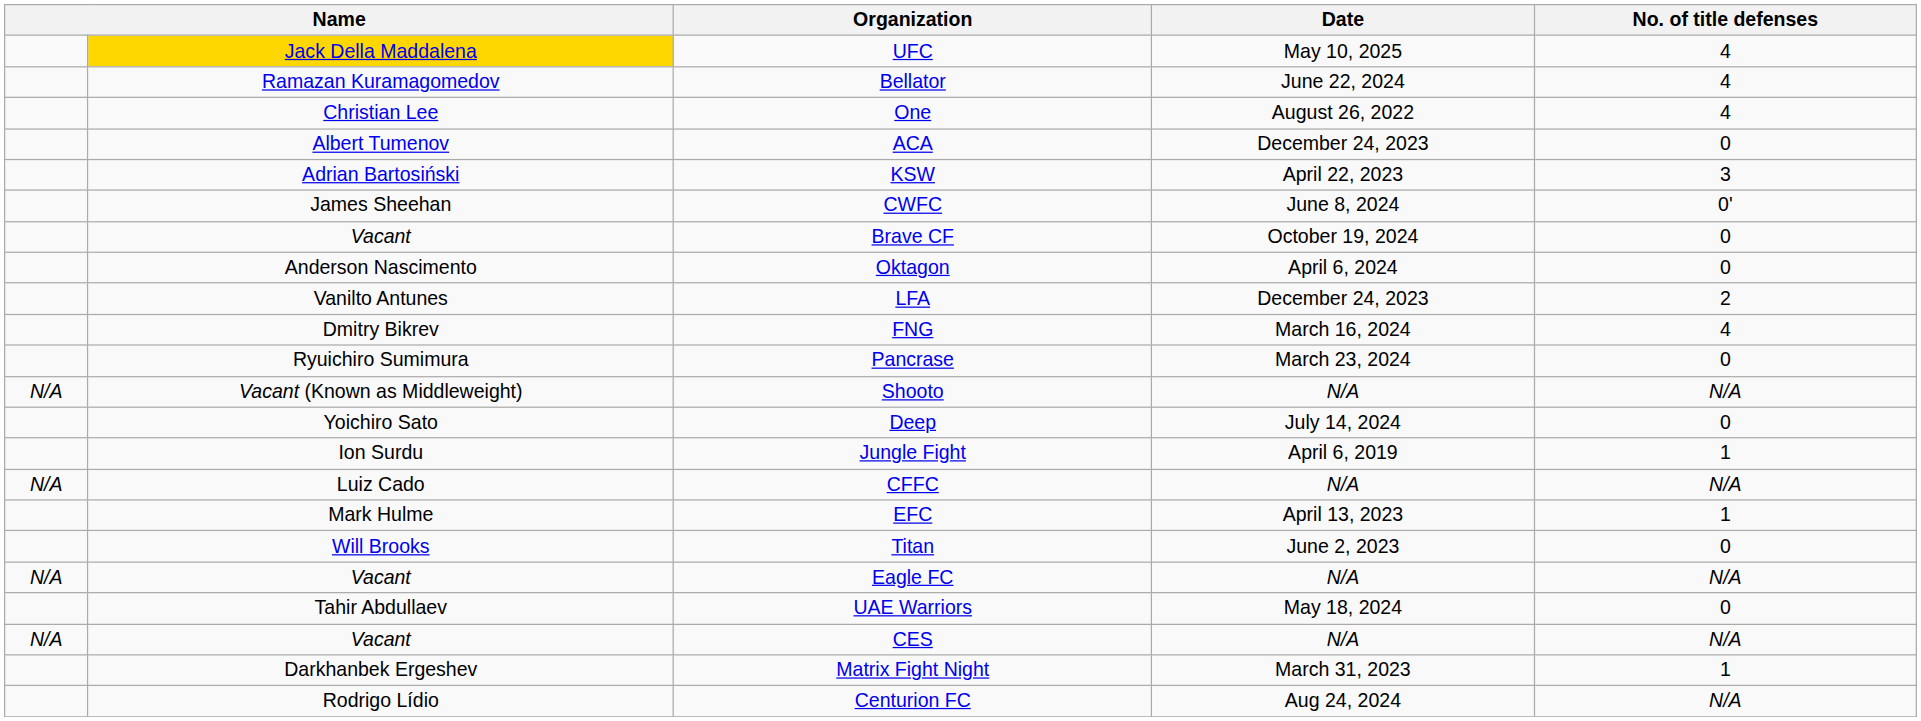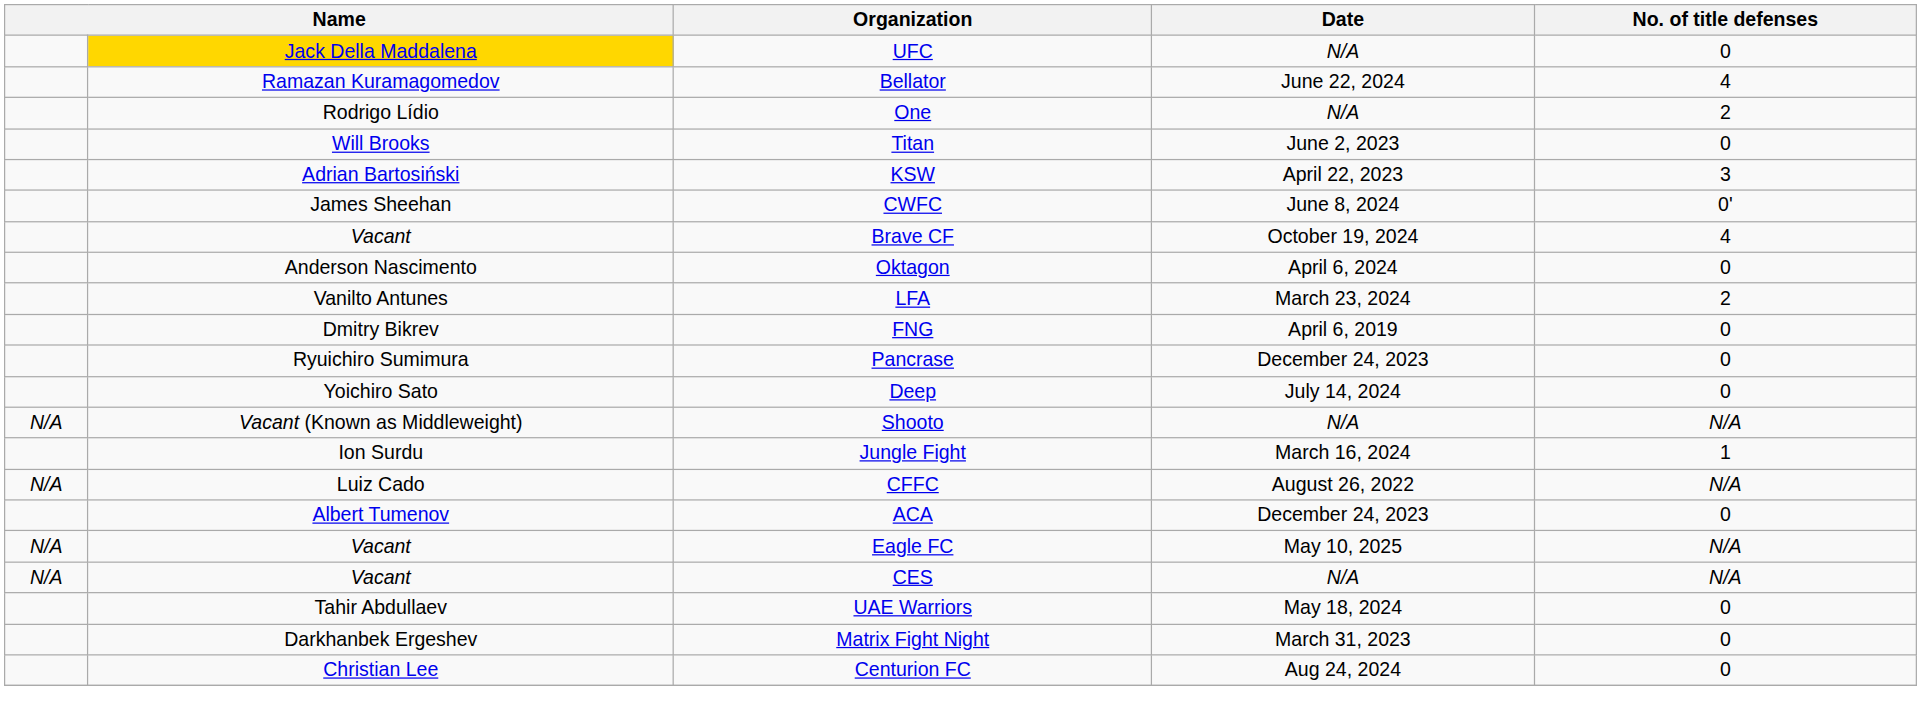(1343, 50) May 10, 2025 -> (1343, 50) N/A
(1725, 50) 4 -> (1725, 50) 0
(381, 112) Christian Lee -> (381, 112) Rodrigo Lídio
(1343, 112) August 26, 2022 -> (1343, 112) N/A
(1725, 112) 4 -> (1725, 112) 2
rows swapped: (913, 143) <-> (913, 546)
(1725, 236) 0 -> (1725, 236) 4
(1343, 298) December 24, 2023 -> (1343, 298) March 23, 2024
(1343, 329) March 16, 2024 -> (1343, 329) April 6, 2019
(1725, 329) 4 -> (1725, 329) 0
(1343, 360) March 23, 2024 -> (1343, 360) December 24, 2023
rows swapped: (913, 422) <-> (913, 391)
(1343, 453) April 6, 2019 -> (1343, 453) March 16, 2024
(1343, 484) N/A -> (1343, 484) August 26, 2022
- row: (913, 515)
(1343, 577) N/A -> (1343, 546) May 10, 2025
rows swapped: (913, 639) <-> (913, 608)
(1725, 670) 1 -> (1725, 639) 0
(381, 701) Rodrigo Lídio -> (381, 670) Christian Lee
(1725, 701) N/A -> (1725, 670) 0
